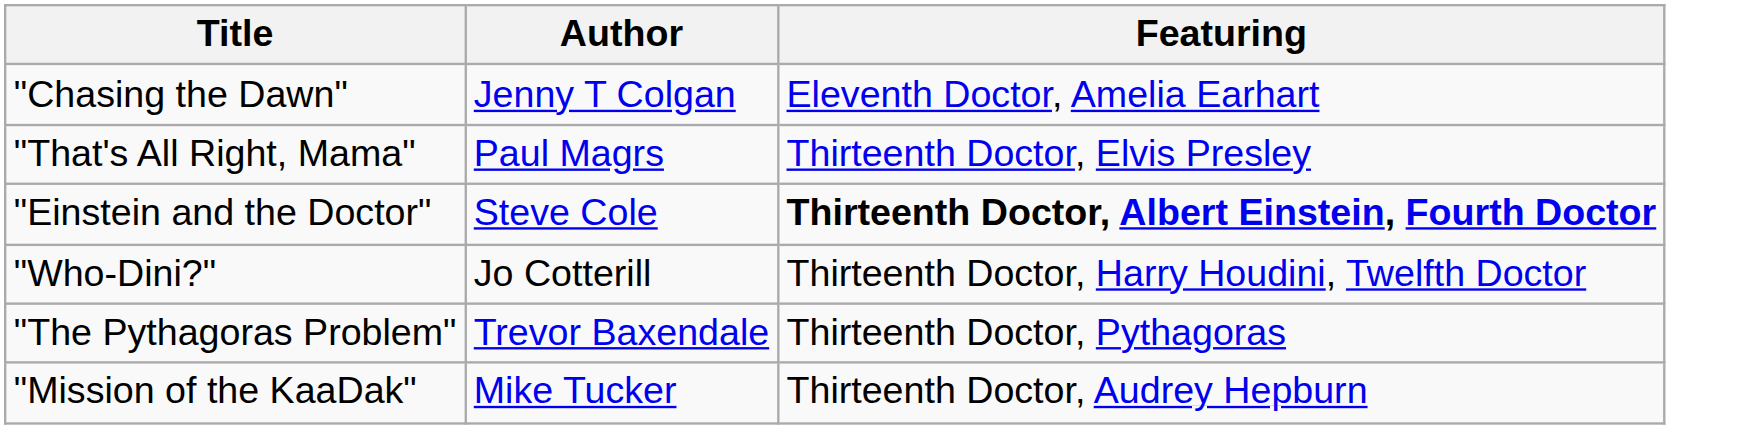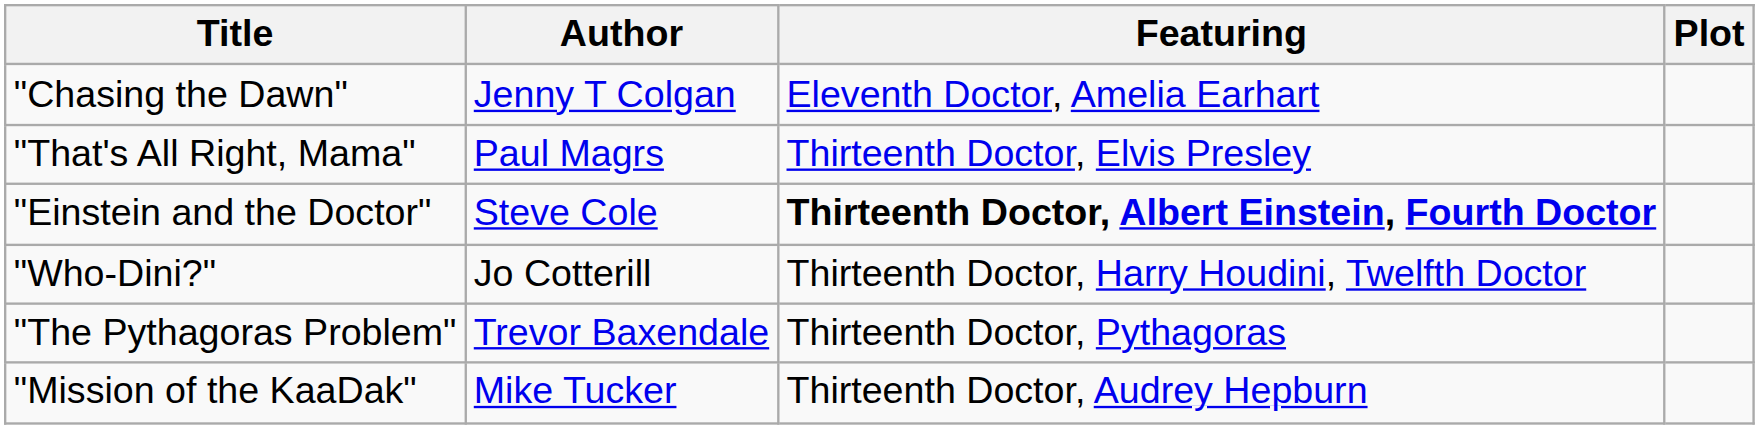+ column: (1709, 34)
